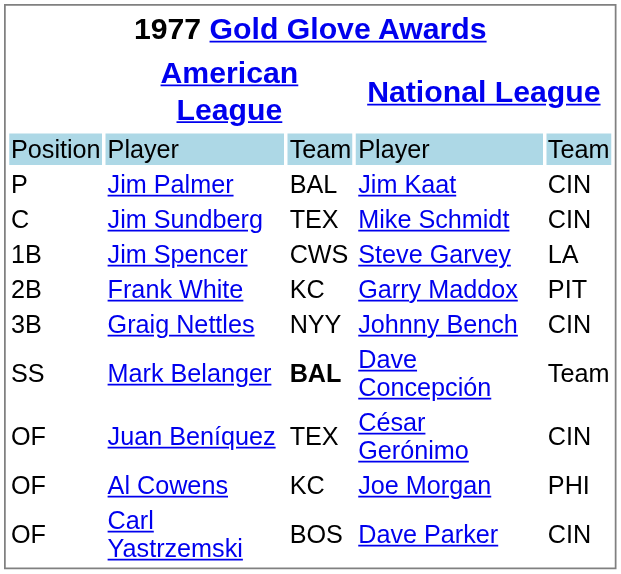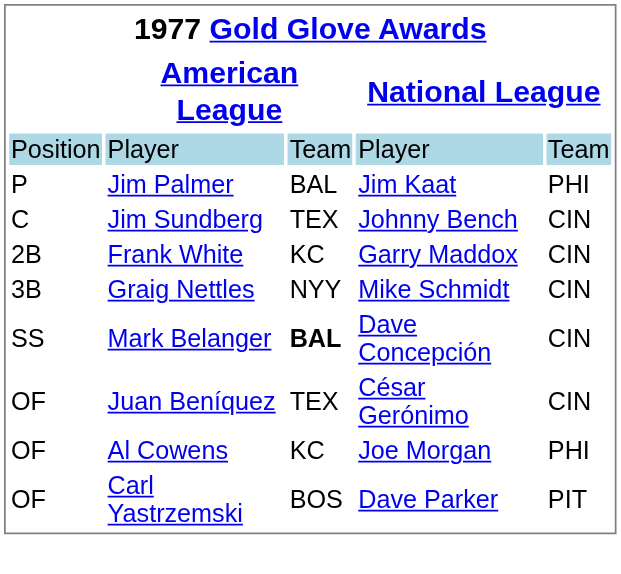(570, 184) CIN -> (569, 184) PHI
(434, 219) Mike Schmidt -> (438, 219) Johnny Bench
- row: (178, 254)
(567, 289) PIT -> (570, 254) CIN
(438, 324) Johnny Bench -> (434, 289) Mike Schmidt
(579, 373) Team -> (570, 338) CIN
(570, 534) CIN -> (567, 499) PIT
